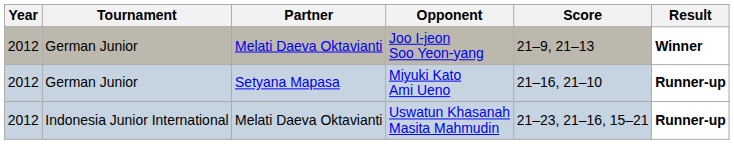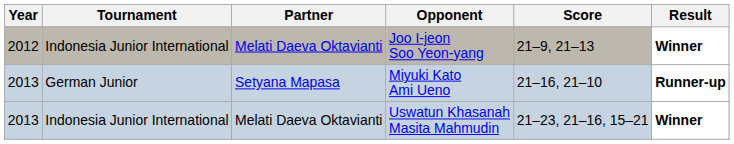(92, 46) German Junior -> (137, 46) Indonesia Junior International
(23, 83) 2012 -> (23, 83) 2013
(23, 121) 2012 -> (23, 121) 2013
(690, 121) Runner-up -> (679, 121) Winner
